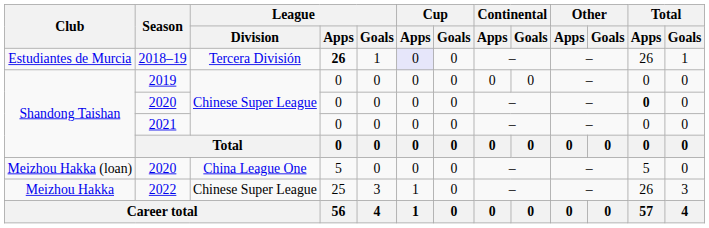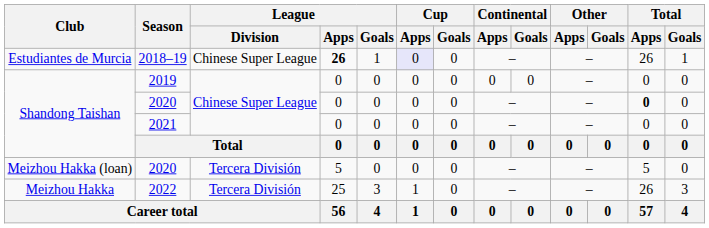(255, 59) Tercera División -> (255, 59) Chinese Super League
(255, 168) China League One -> (255, 168) Tercera División
(255, 189) Chinese Super League -> (255, 189) Tercera División
